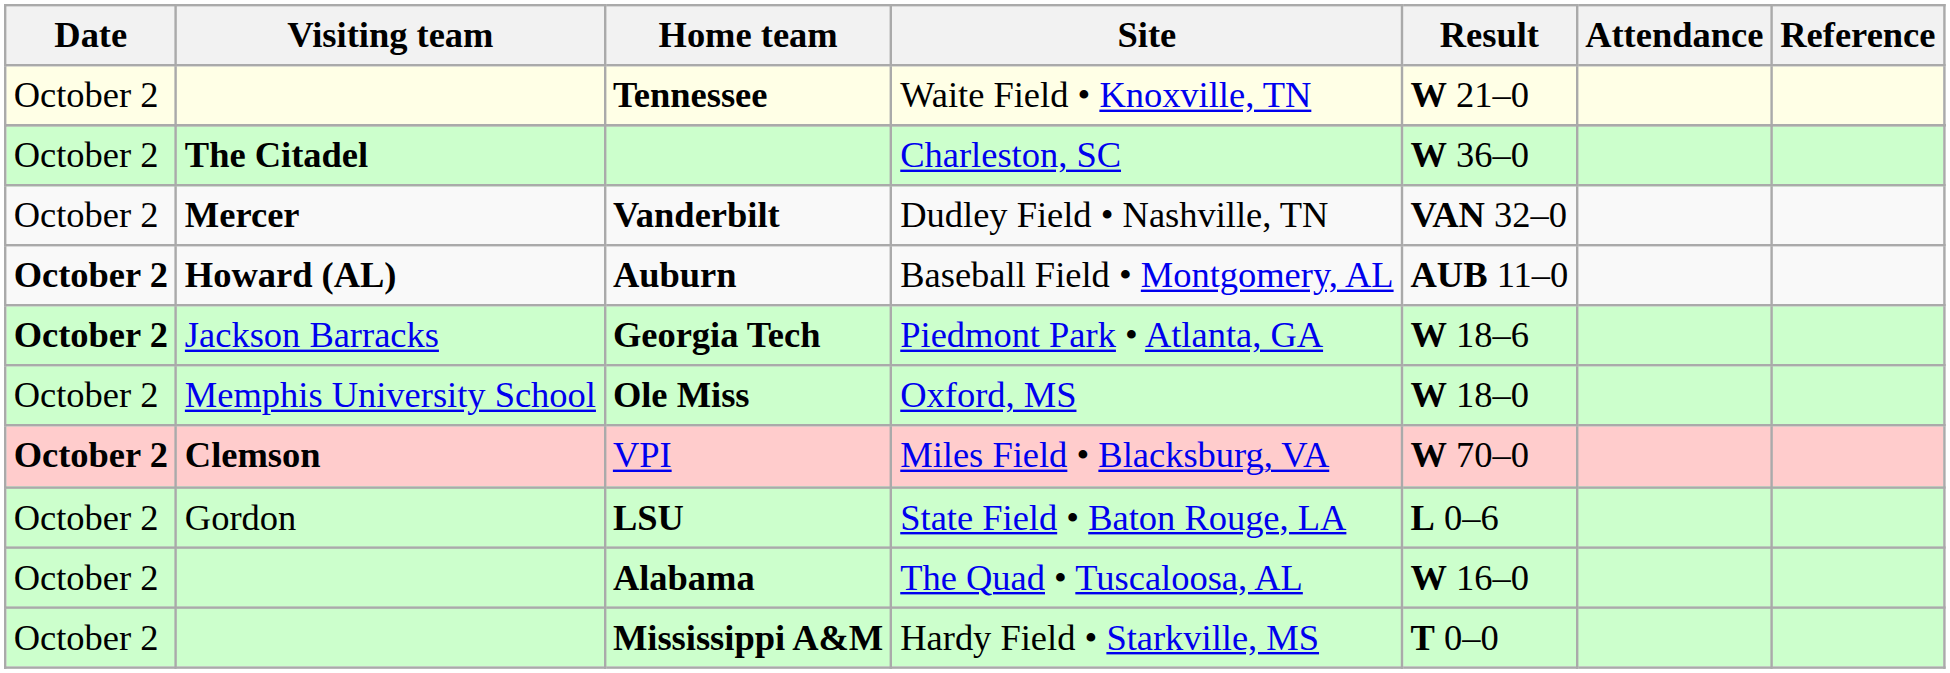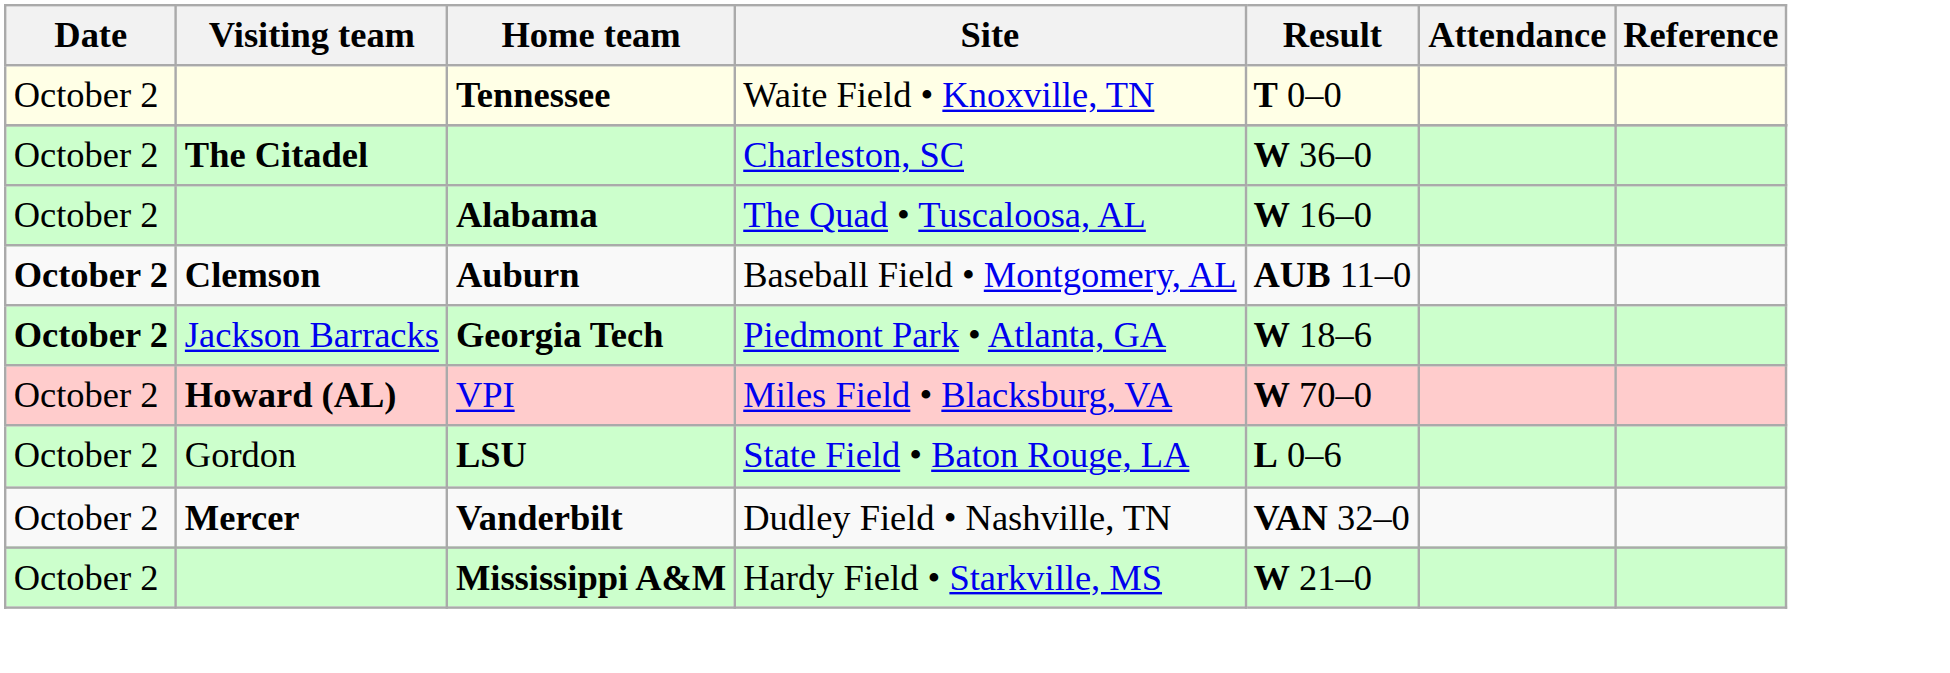(1470, 94) W 21–0 -> (1298, 94) T 0–0
rows swapped: (684, 576) <-> (696, 215)
(291, 275) Howard (AL) -> (253, 275) Clemson
- row: (681, 395)
(91, 455) bold -> (86, 395) normal
(253, 455) Clemson -> (291, 395) Howard (AL)
(1455, 636) T 0–0 -> (1313, 576) W 21–0
